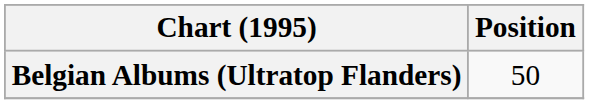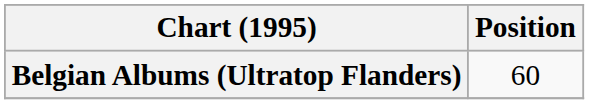(525, 74) 50 -> (525, 74) 60
